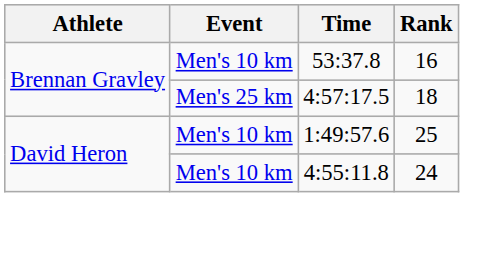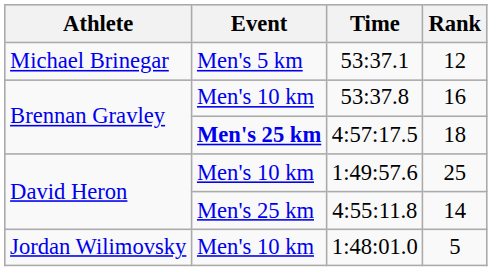+ row: (375, 60)
(234, 98) normal -> (259, 135) bold
(234, 172) Men's 10 km -> (255, 209) Men's 25 km
(426, 172) 24 -> (455, 209) 14
+ row: (375, 247)
